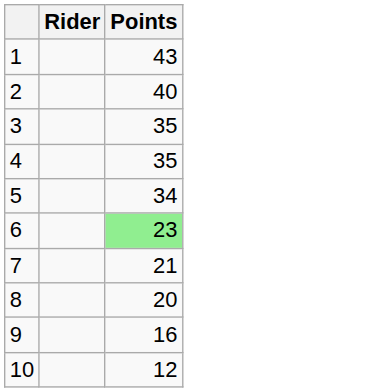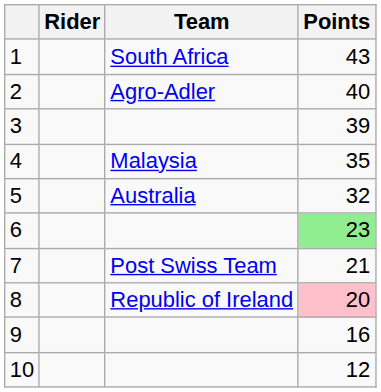+ column: (202, 21)
(165, 126) 35 -> (358, 126) 39
(165, 195) 34 -> (358, 195) 32
(165, 299) no background -> (358, 299) pink background
